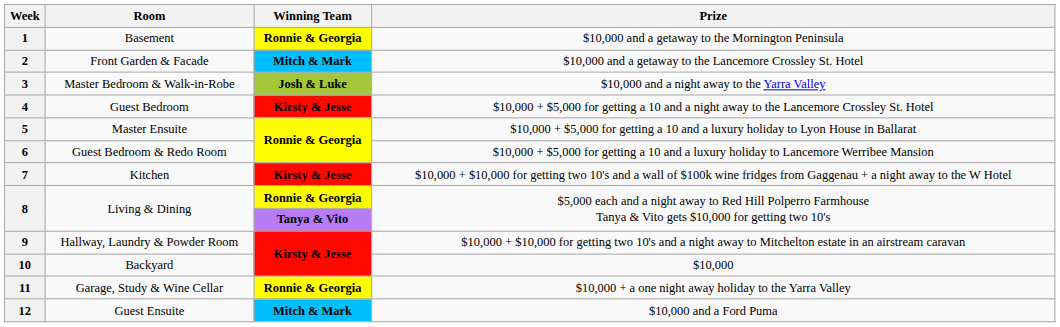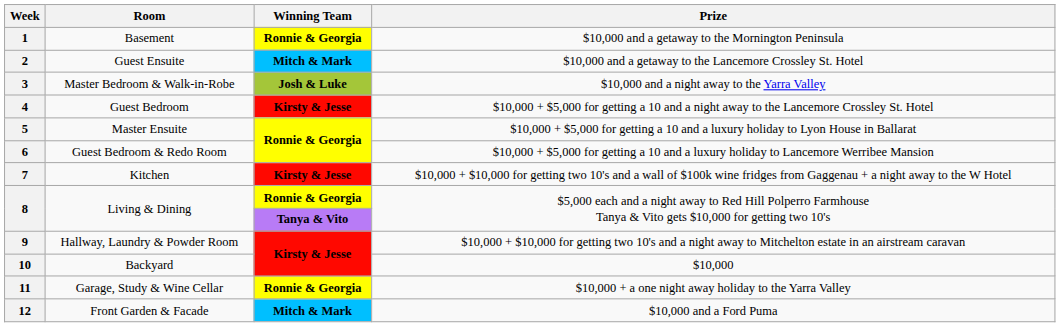(149, 61) Front Garden & Facade -> (149, 61) Guest Ensuite
(149, 310) Guest Ensuite -> (149, 310) Front Garden & Facade
